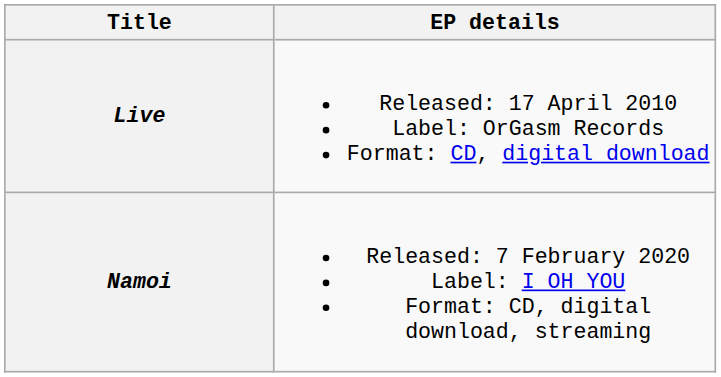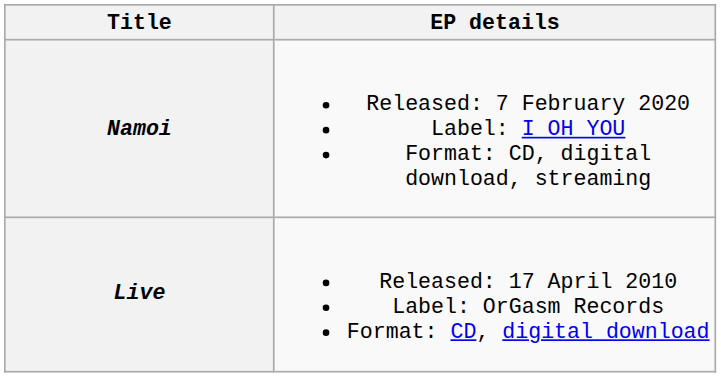rows swapped: (139, 117) <-> (139, 282)
